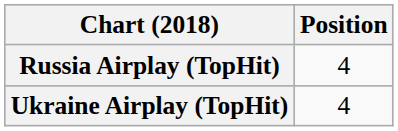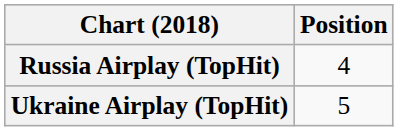(344, 105) 4 -> (344, 105) 5
